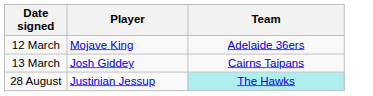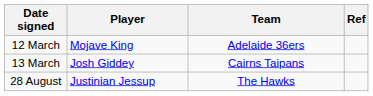+ column: (356, 20)
(266, 81) paleturquoise background -> (266, 81) no background
